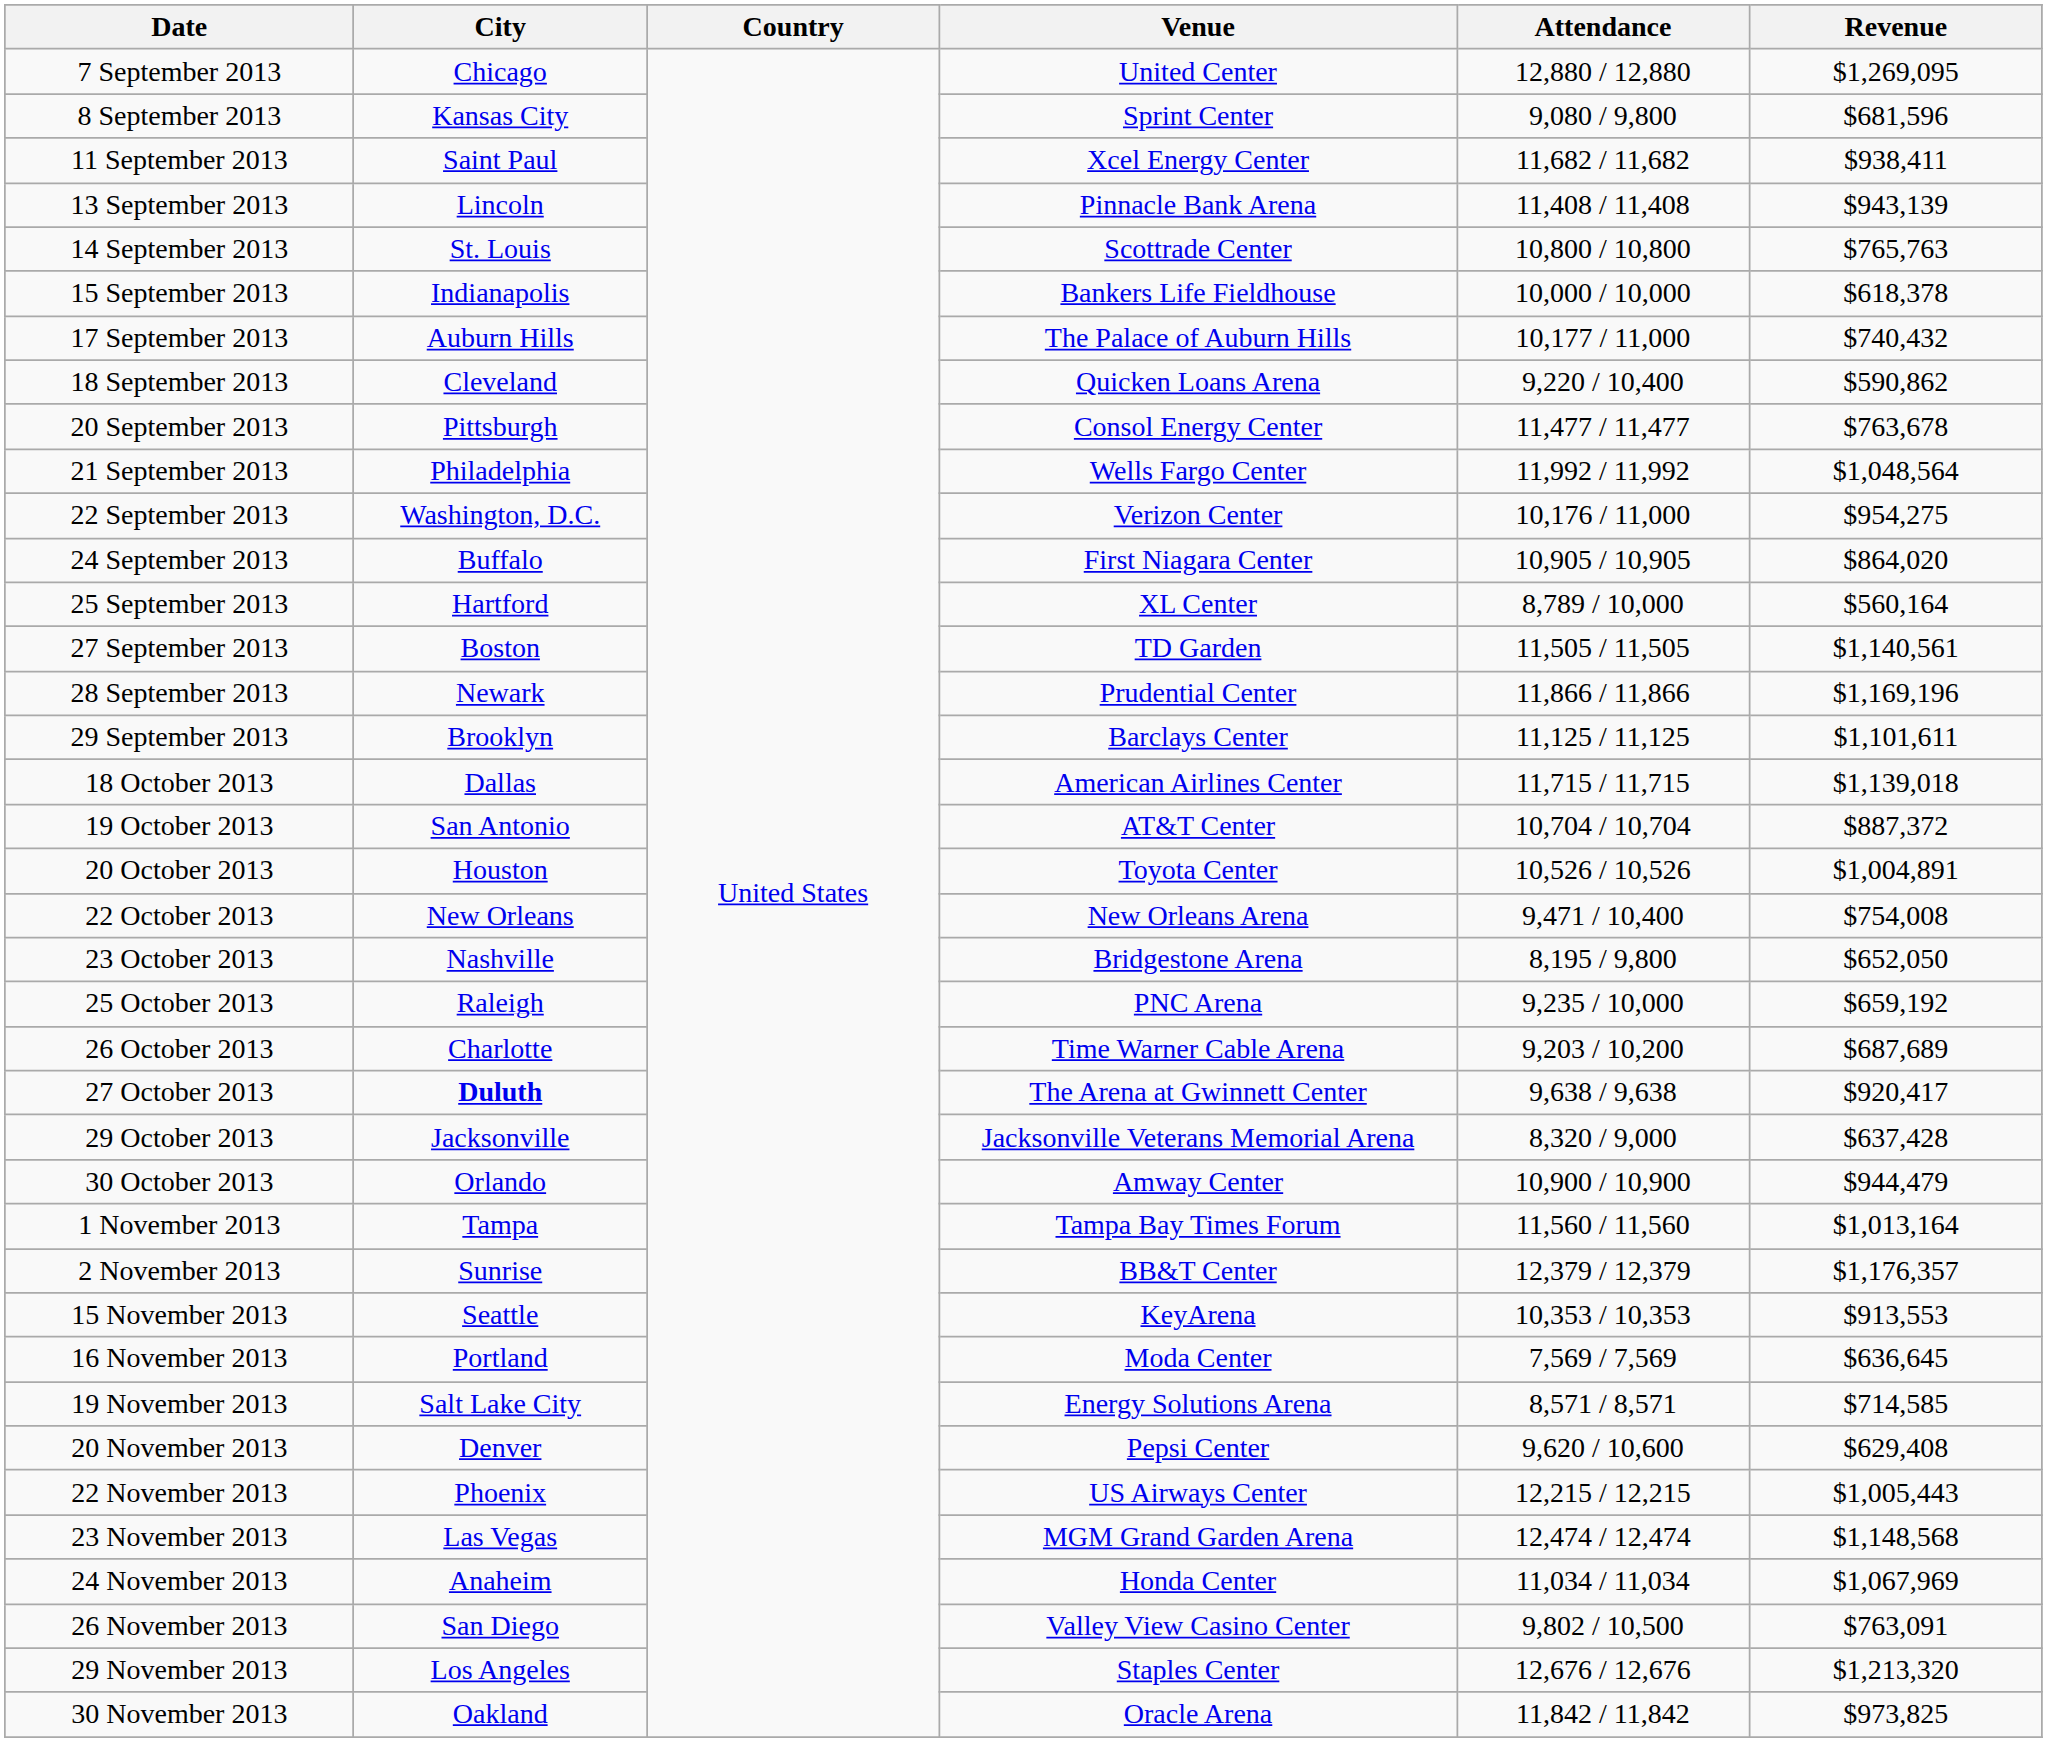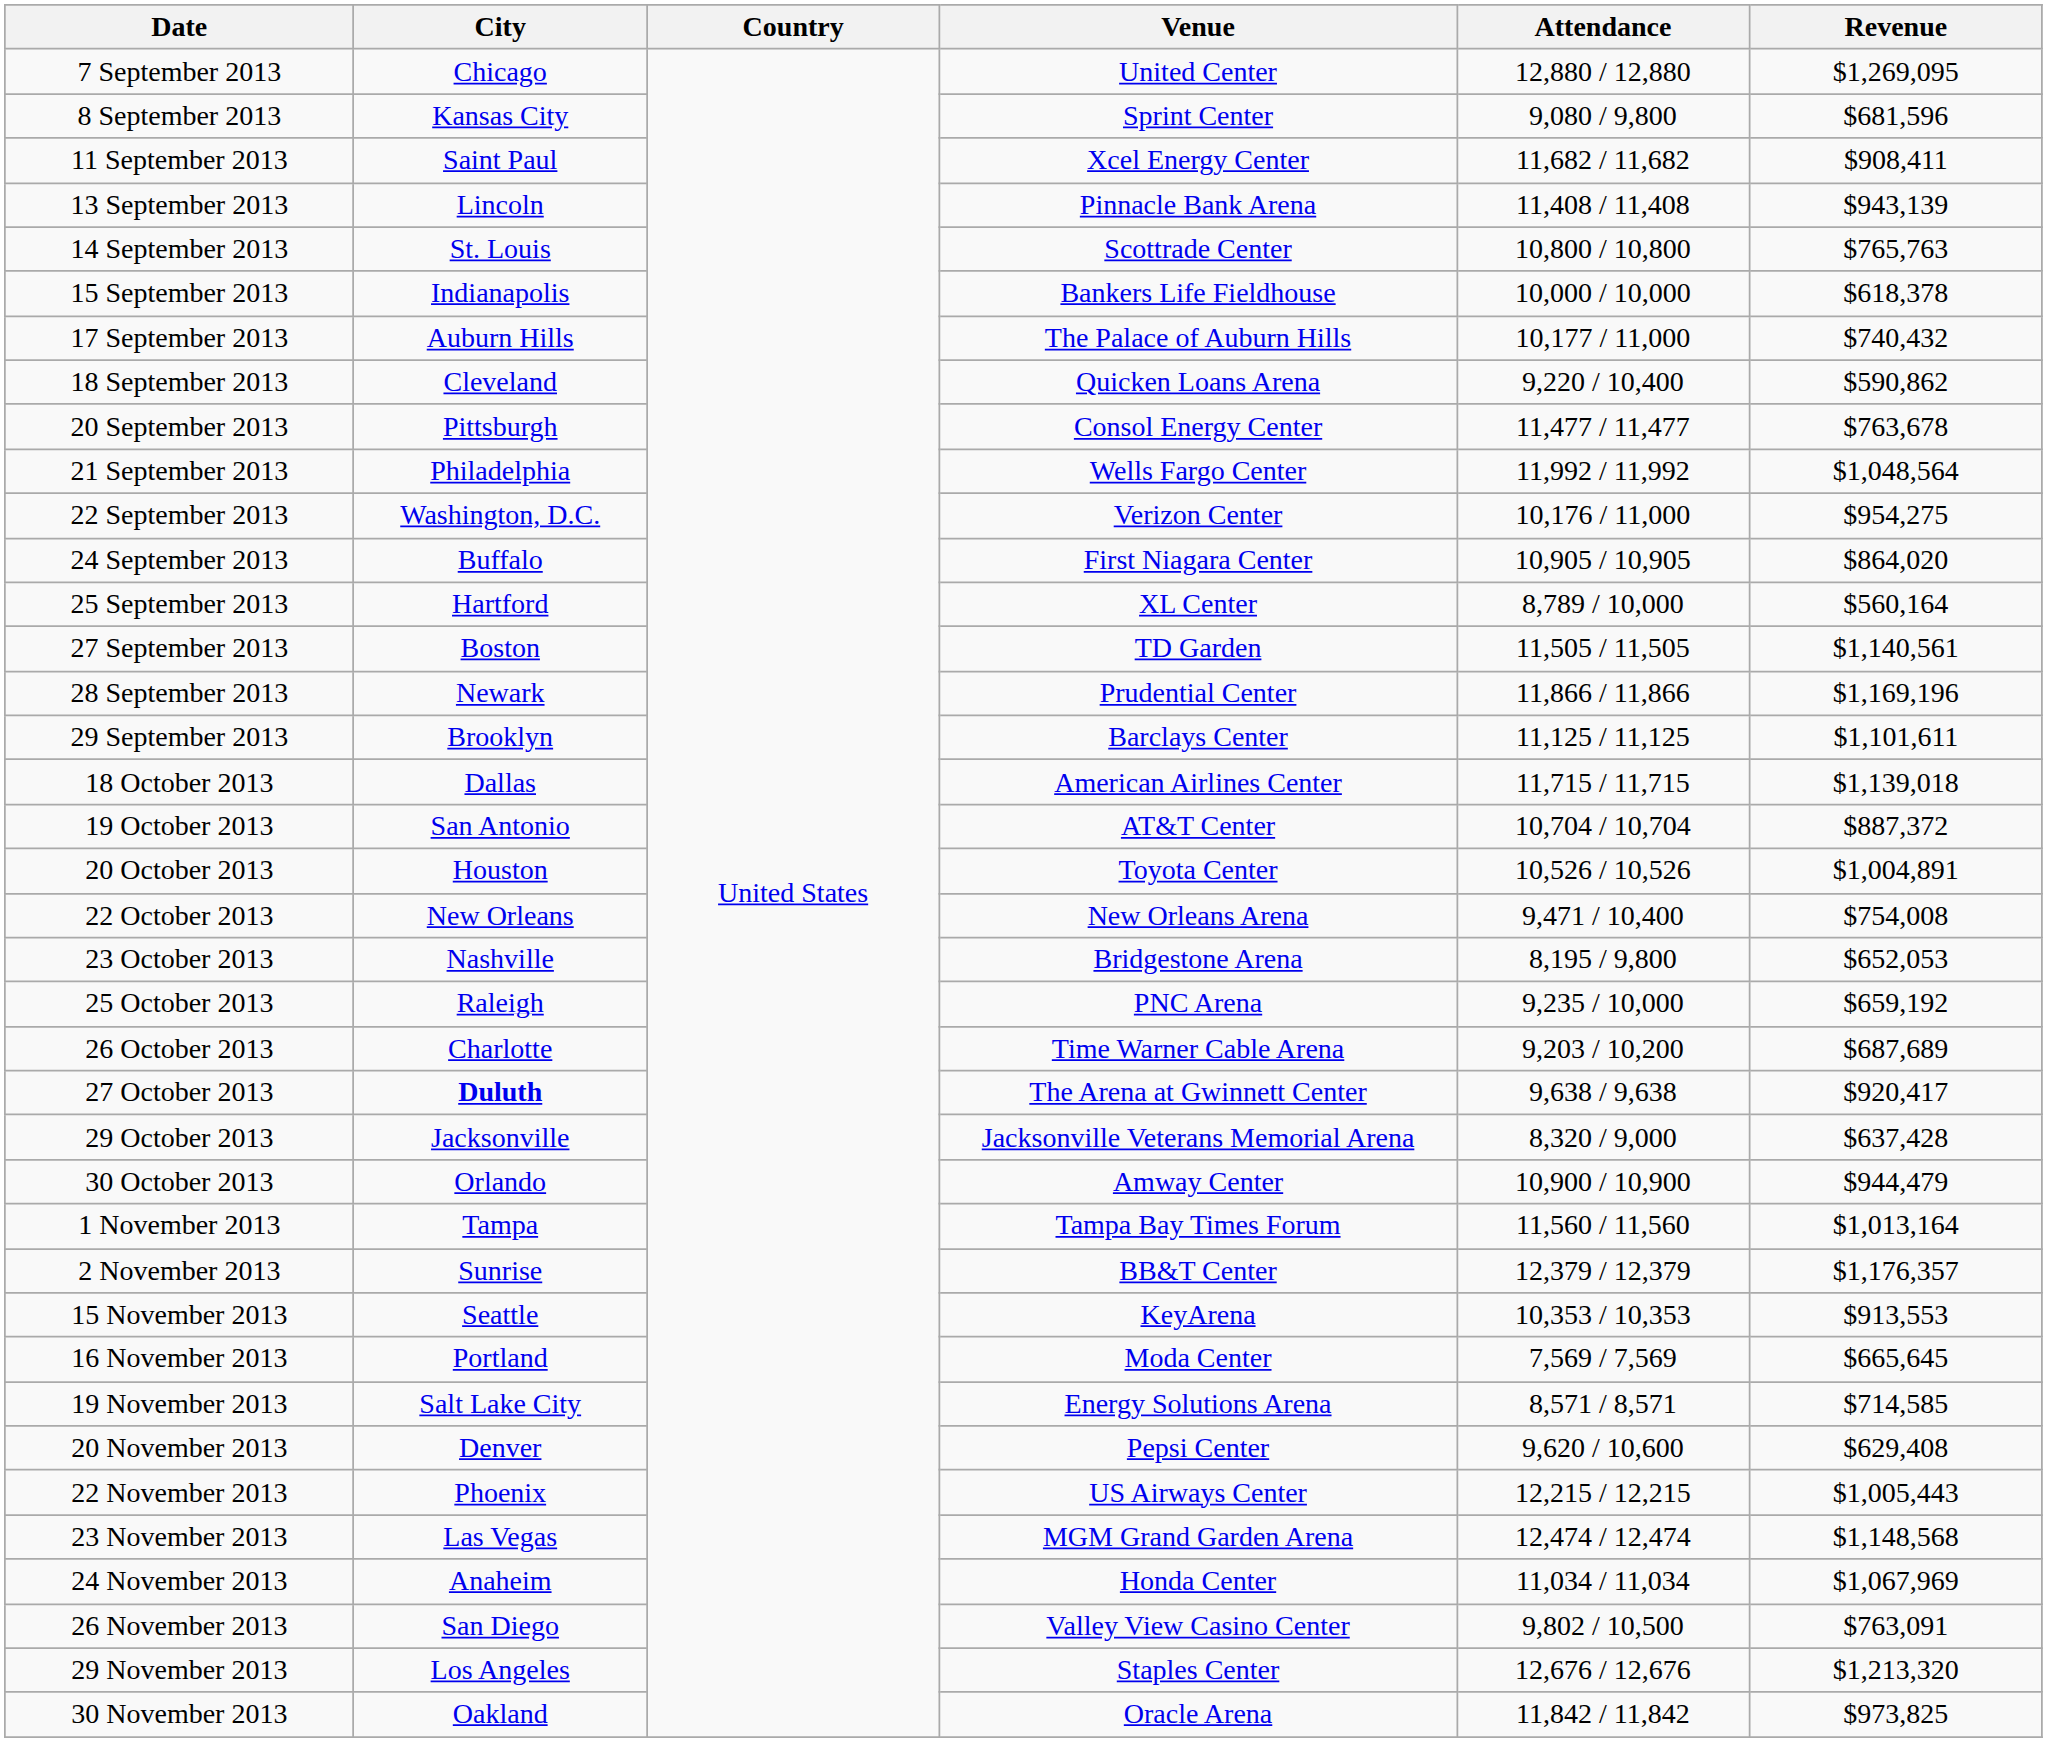(1896, 159) $938,411 -> (1896, 159) $908,411
(1896, 959) $652,050 -> (1896, 959) $652,053
(1896, 1358) $636,645 -> (1896, 1358) $665,645
